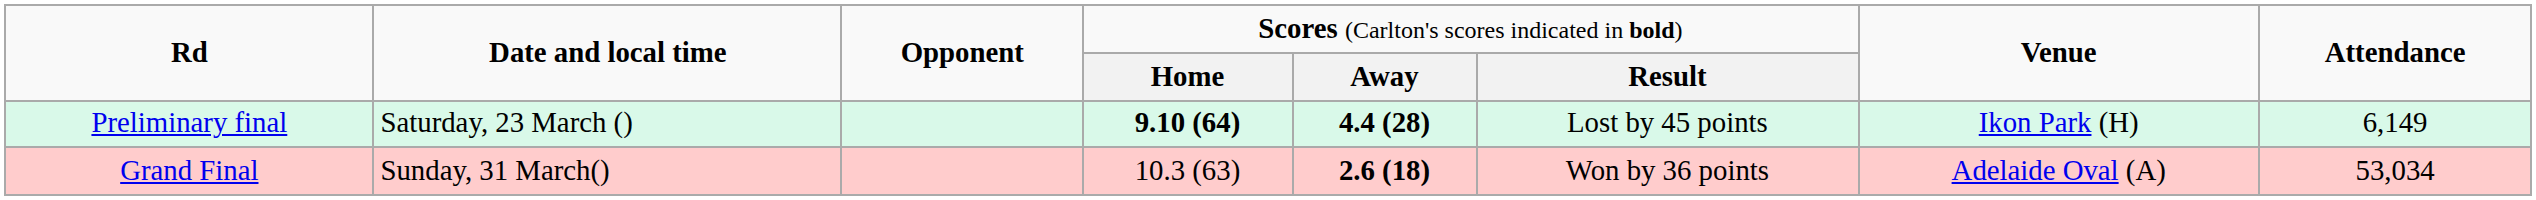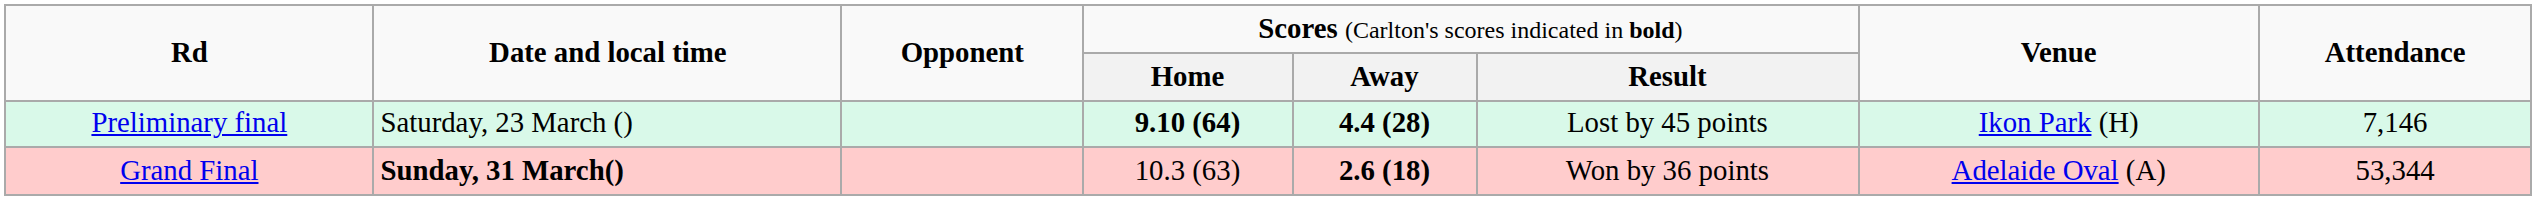(2395, 123) 6,149 -> (2395, 123) 7,146
(495, 171) normal -> (502, 171) bold
(2395, 171) 53,034 -> (2395, 171) 53,344
